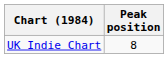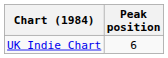(134, 45) 8 -> (134, 45) 6
